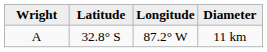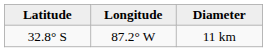- column: (37, 15)
